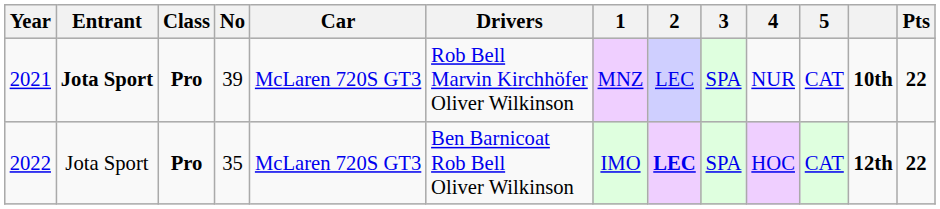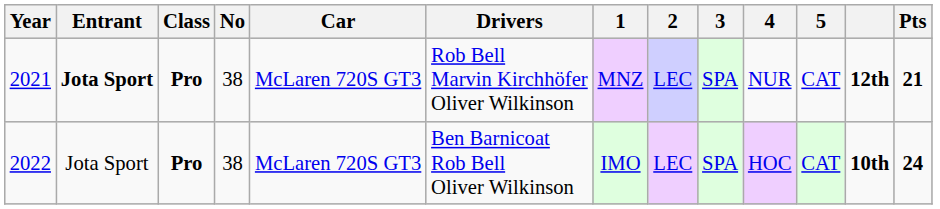(232, 79) 39 -> (232, 79) 38
(873, 79) 10th -> (870, 79) 12th
(916, 79) 22 -> (913, 79) 21
(232, 162) 35 -> (232, 162) 38
(674, 162) bold -> (673, 162) normal
(873, 162) 12th -> (870, 162) 10th
(916, 162) 22 -> (913, 162) 24
